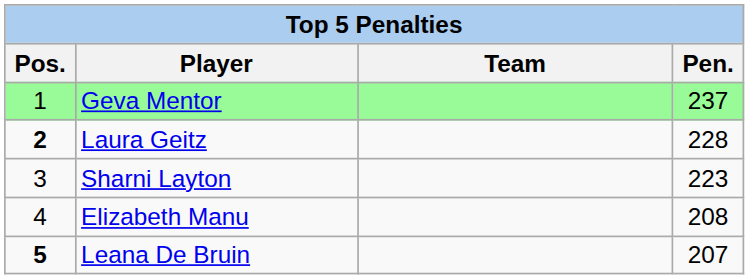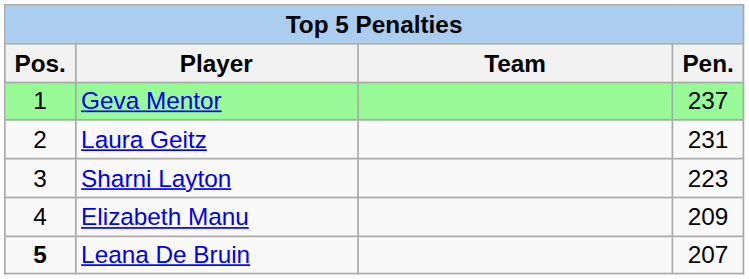(40, 140) bold -> (40, 140) normal
(708, 140) 228 -> (708, 140) 231
(708, 217) 208 -> (708, 217) 209
